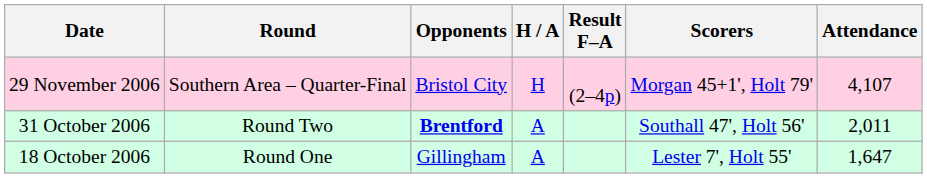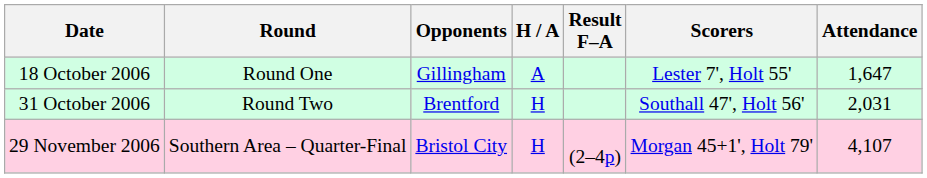rows swapped: (84, 156) <-> (84, 83)
(461, 125) bold -> (461, 103) normal
(538, 125) A -> (538, 103) H
(870, 125) 2,011 -> (870, 103) 2,031
